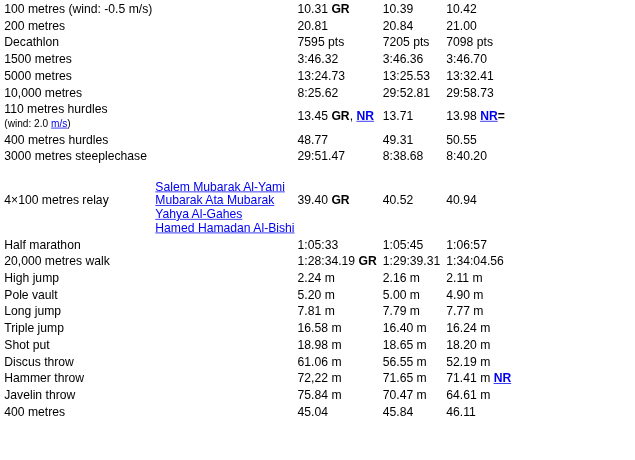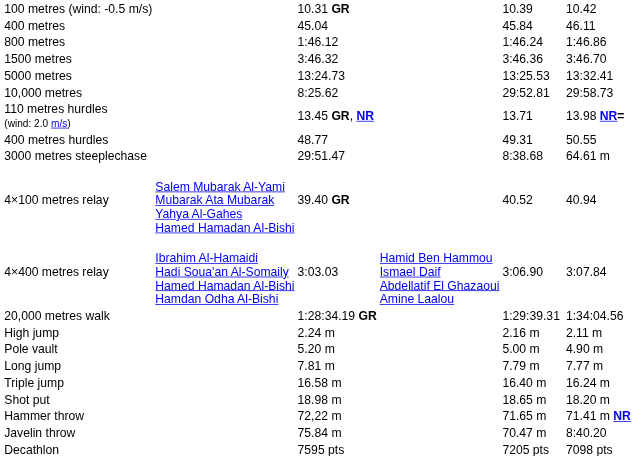- row: (35, 25)
rows swapped: (35, 412) <-> (32, 42)
+ row: (35, 42)
(467, 156) 8:40.20 -> (588, 156) 64.61 m
+ row: (56, 272)
- row: (42, 244)
- row: (39, 361)
(468, 395) 64.61 m -> (586, 433) 8:40.20
